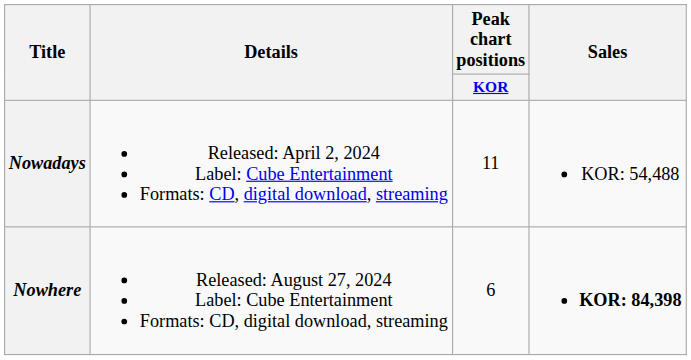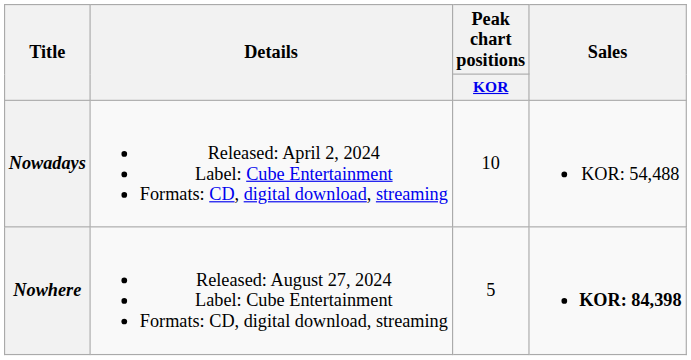(491, 163) 11 -> (491, 163) 10
(491, 290) 6 -> (491, 290) 5
